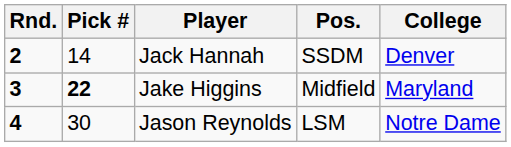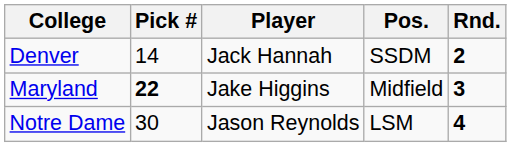columns swapped: (33, 21) <-> (443, 21)
